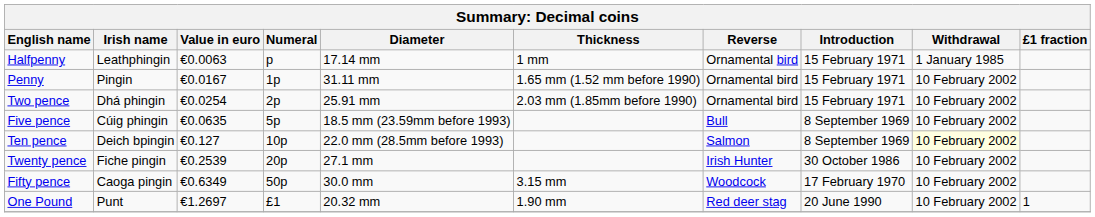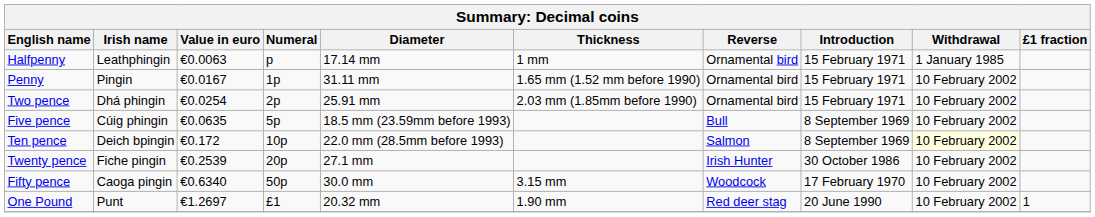(200, 141) €0.127 -> (200, 141) €0.172
(203, 181) €0.6349 -> (203, 181) €0.6340
